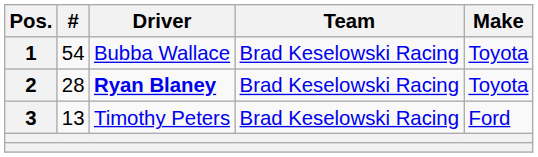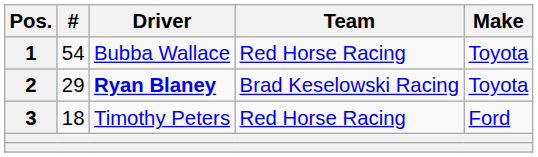(349, 53) Brad Keselowski Racing -> (323, 53) Red Horse Racing
(73, 85) 28 -> (73, 85) 29
(73, 118) 13 -> (73, 118) 18
(349, 118) Brad Keselowski Racing -> (323, 118) Red Horse Racing
